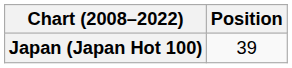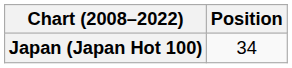(247, 47) 39 -> (247, 47) 34
